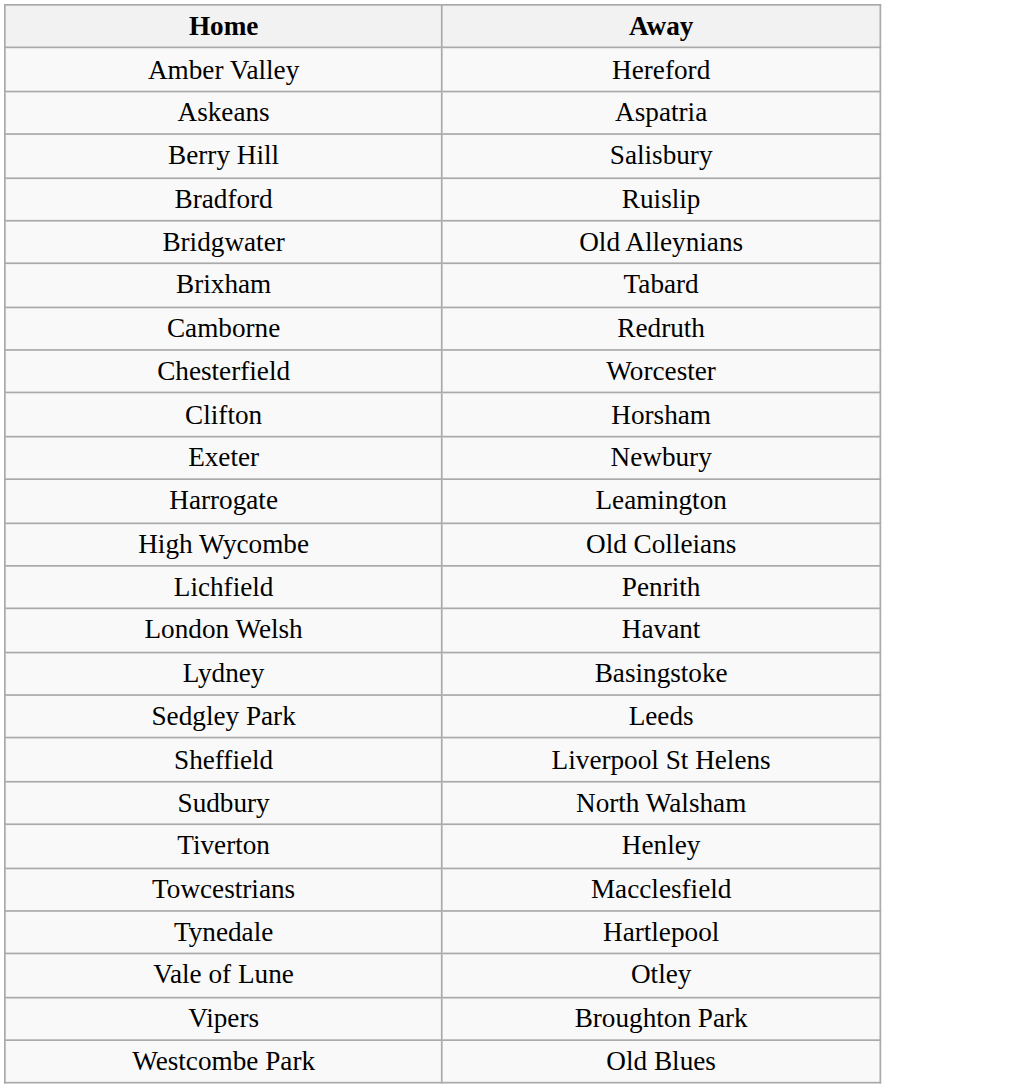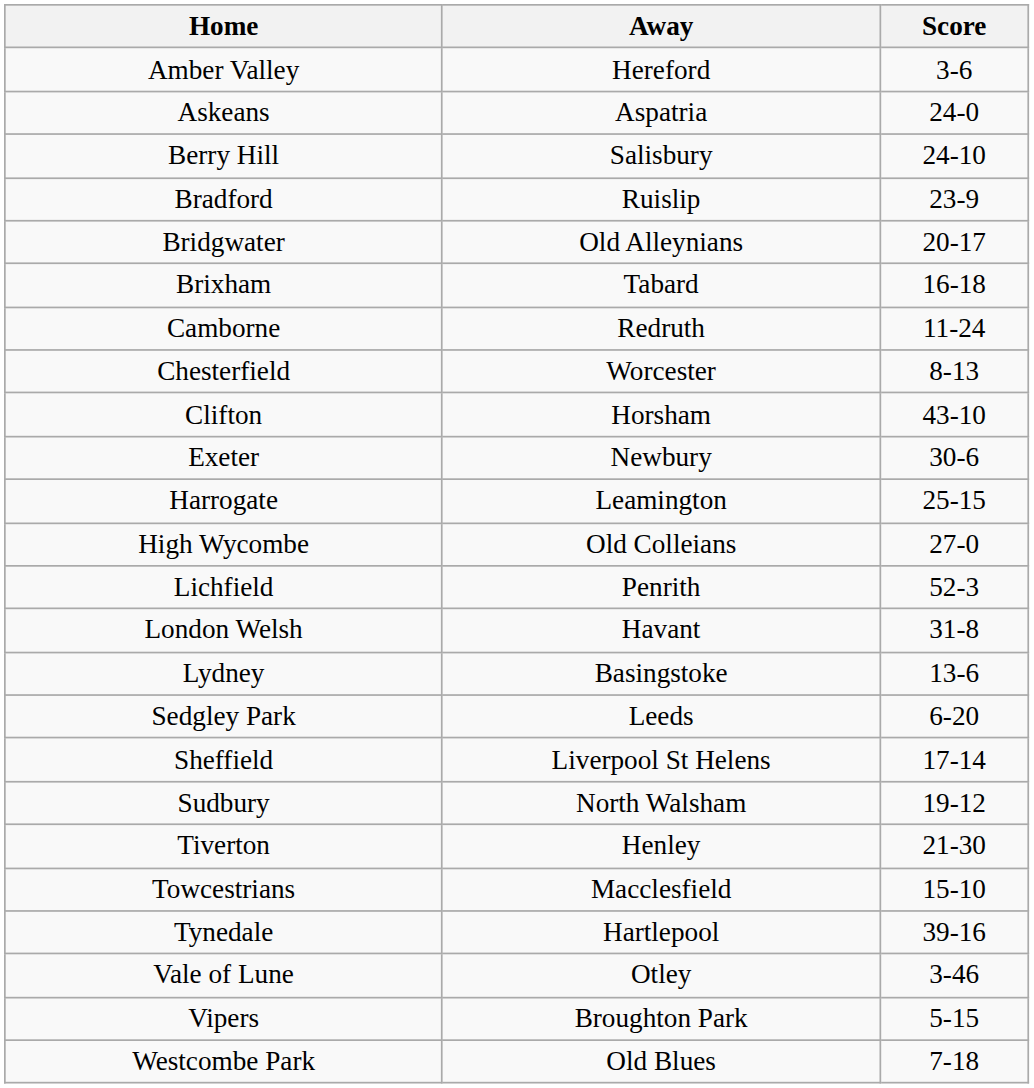+ column: (954, 26)
